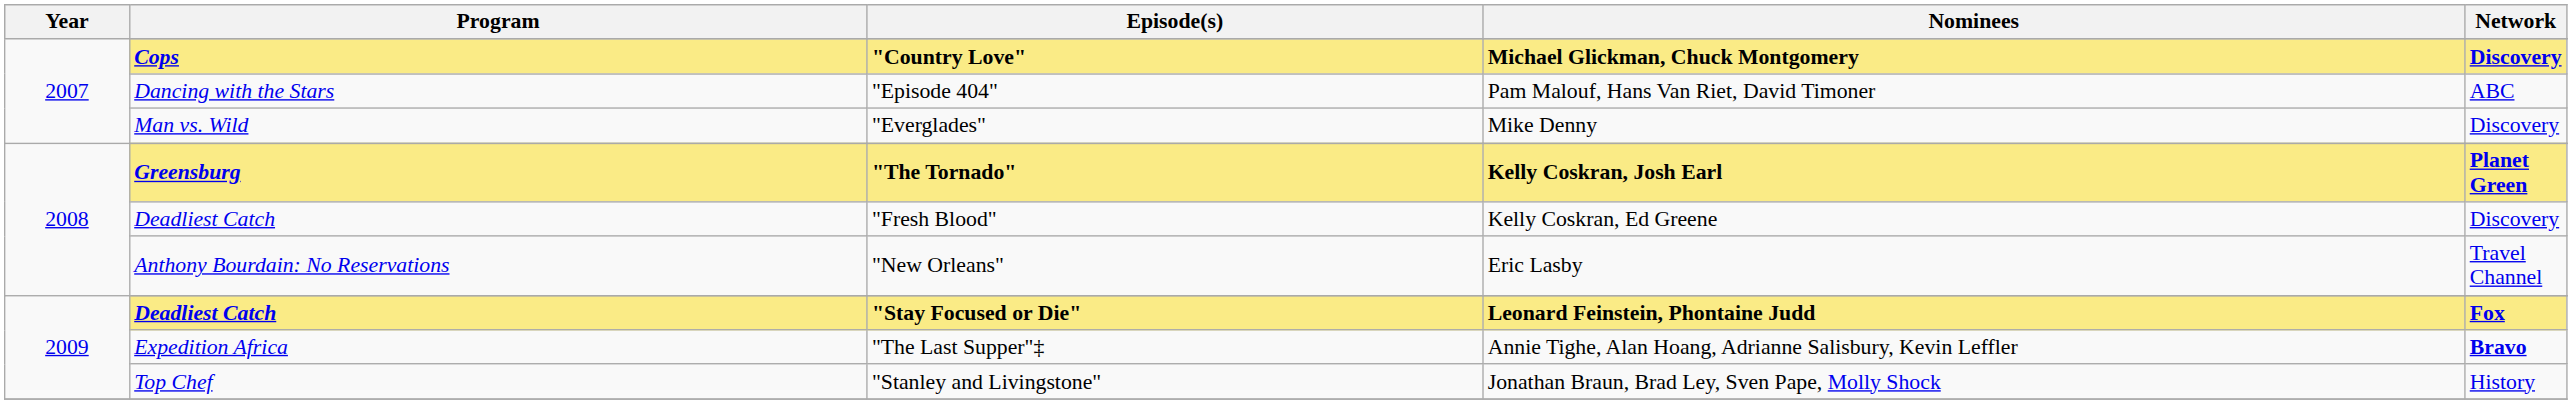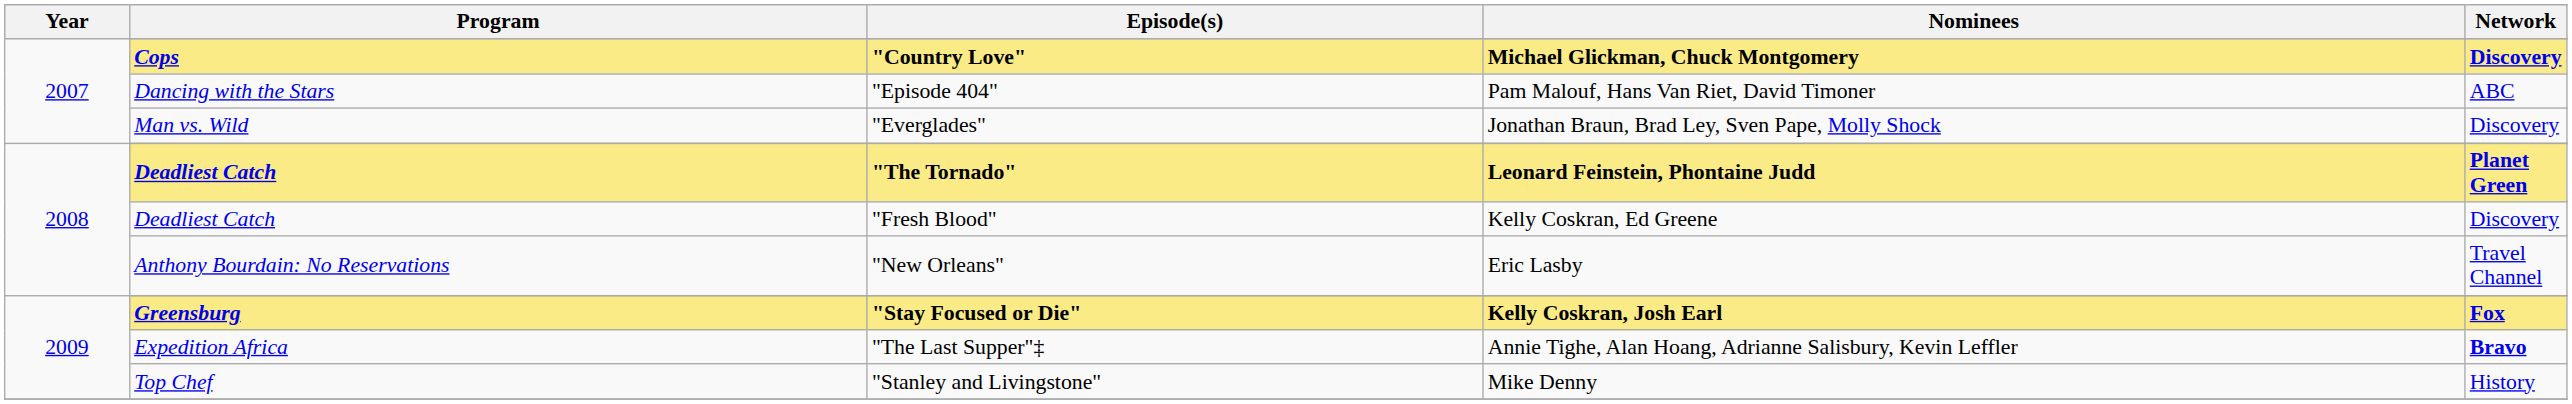(1542, 125) Mike Denny -> (1714, 125) Jonathan Braun, Brad Ley, Sven Pape, Molly Shock
(187, 172) Greensburg -> (205, 172) Deadliest Catch
(1605, 172) Kelly Coskran, Josh Earl -> (1652, 172) Leonard Feinstein, Phontaine Judd
(205, 312) Deadliest Catch -> (187, 312) Greensburg
(1652, 312) Leonard Feinstein, Phontaine Judd -> (1605, 312) Kelly Coskran, Josh Earl
(1714, 381) Jonathan Braun, Brad Ley, Sven Pape, Molly Shock -> (1542, 381) Mike Denny
